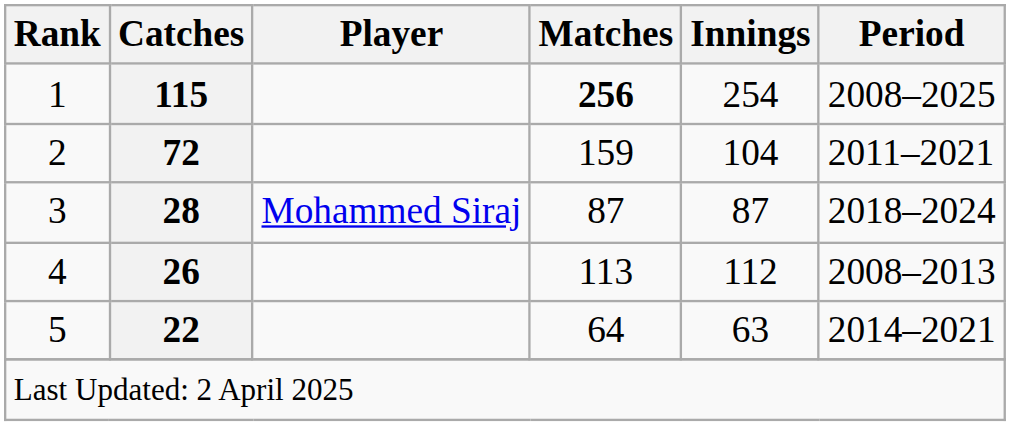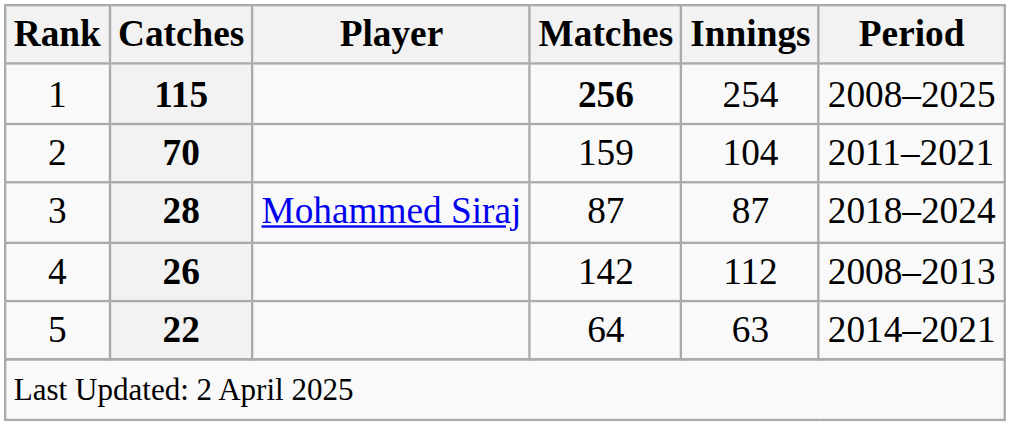(181, 152) 72 -> (181, 152) 70
(606, 270) 113 -> (606, 270) 142
